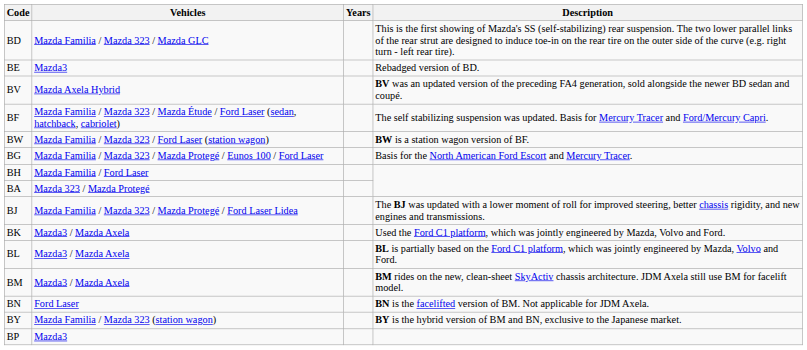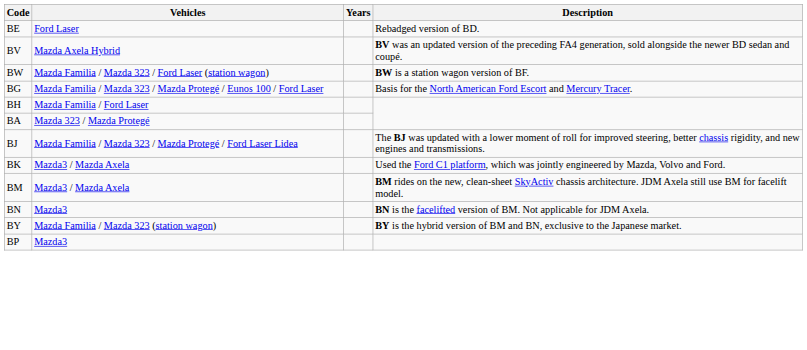- row: (14, 40)
(51, 68) Mazda3 -> (56, 28) Ford Laser
- row: (13, 117)
- row: (13, 254)
(56, 304) Ford Laser -> (51, 209) Mazda3
